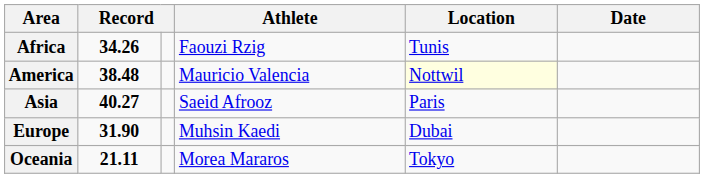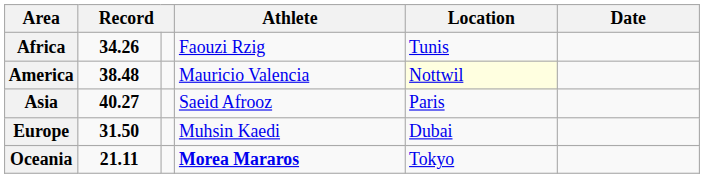(119, 131) 31.90 -> (119, 131) 31.50
(234, 159) normal -> (239, 159) bold
